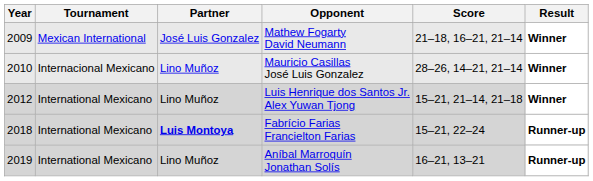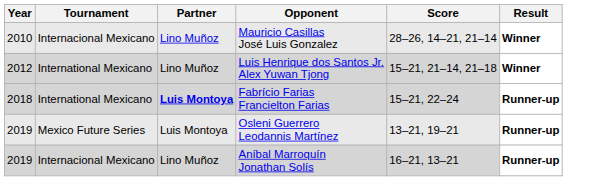- row: (305, 38)
+ row: (288, 130)
(95, 161) International Mexicano -> (96, 161) Internacional Mexicano
